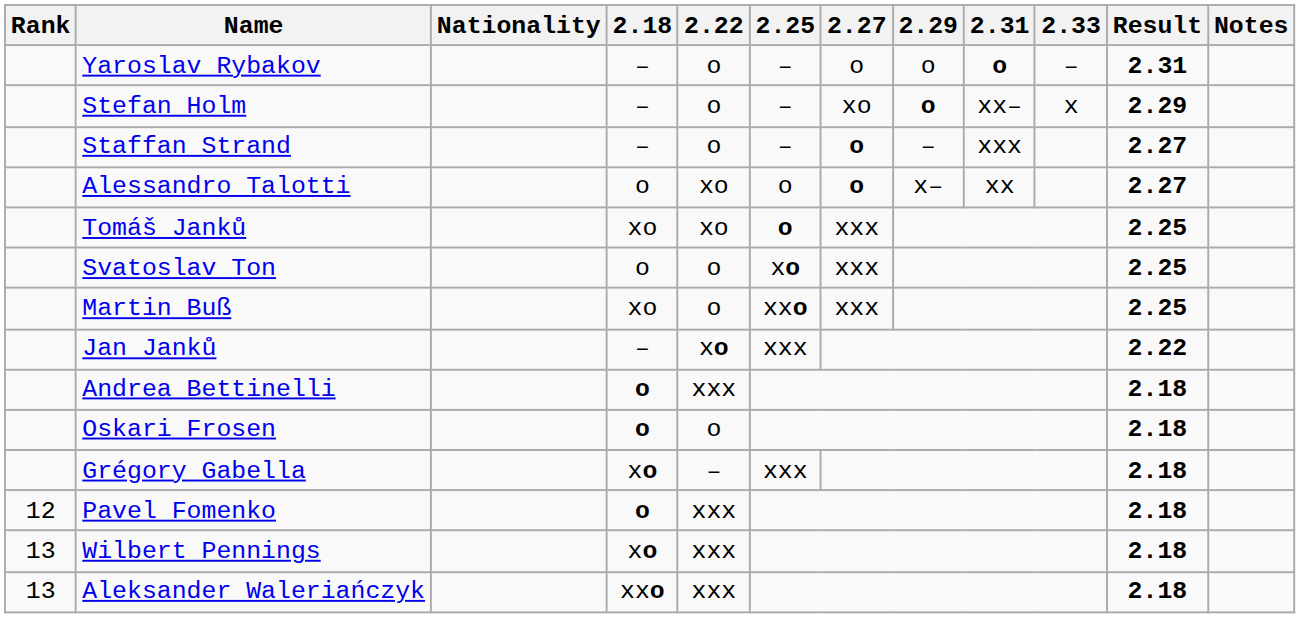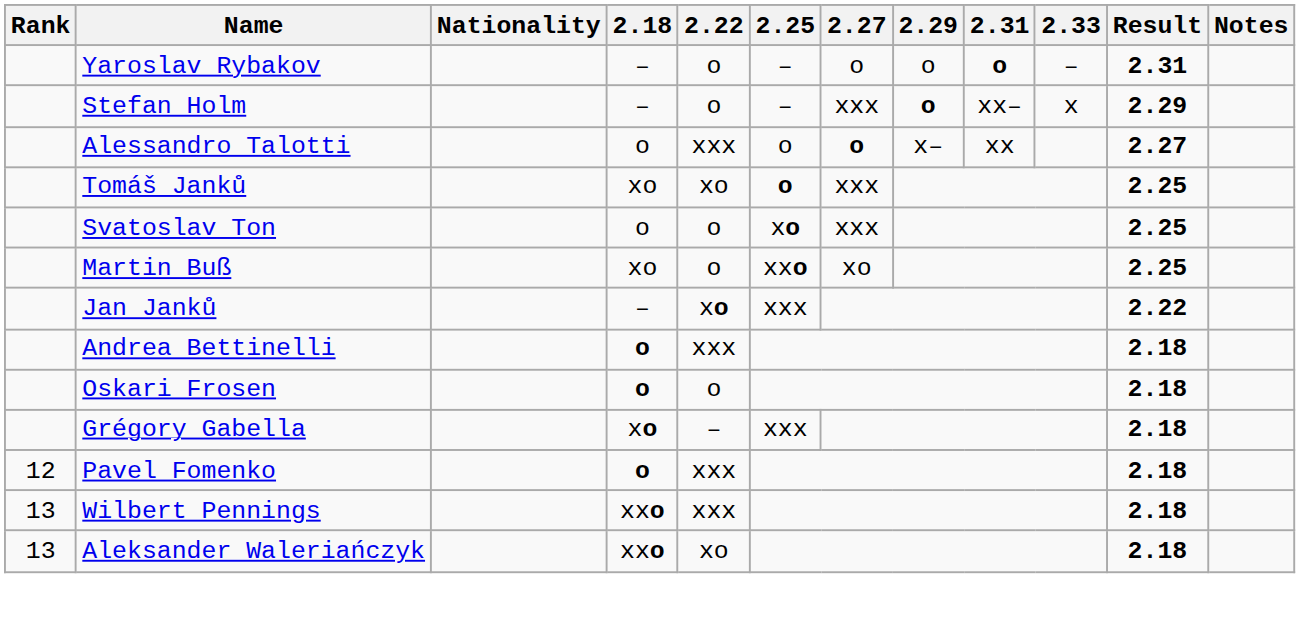(857, 106) xo -> (857, 106) xxx
- row: (187, 147)
(714, 187) xo -> (714, 147) xxx
(857, 308) xxx -> (857, 268) xo
(642, 551) xo -> (642, 511) xxo
(714, 592) xxx -> (714, 551) xo
